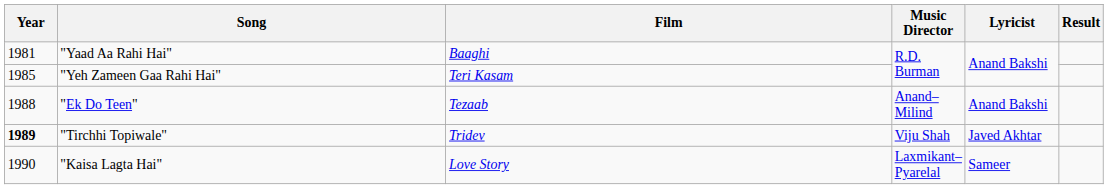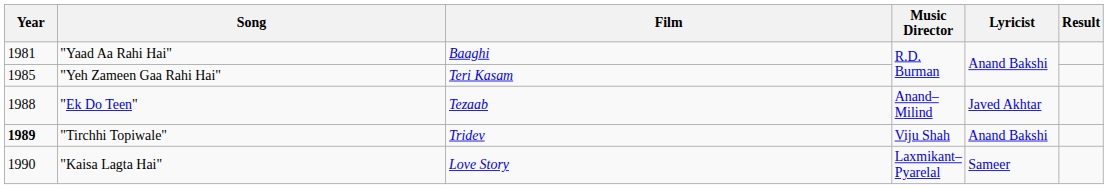(1008, 105) Anand Bakshi -> (1005, 105) Javed Akhtar
(1005, 135) Javed Akhtar -> (1008, 135) Anand Bakshi
